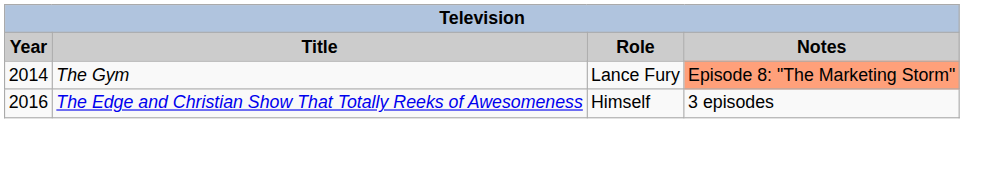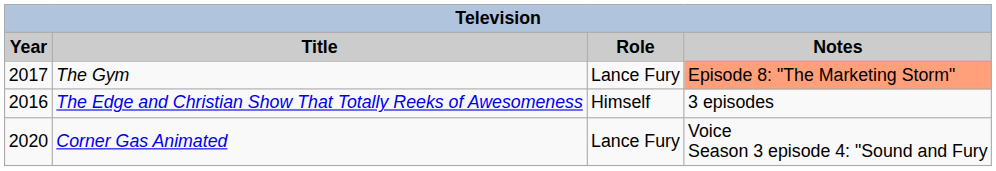(28, 74) 2014 -> (28, 74) 2017
+ row: (142, 141)
